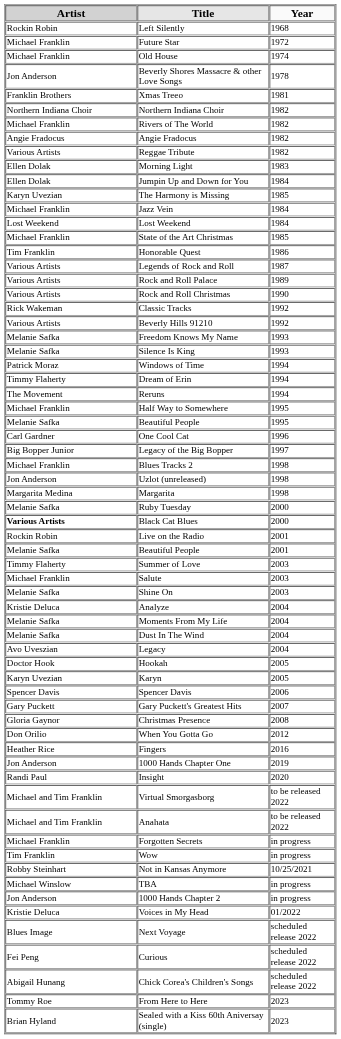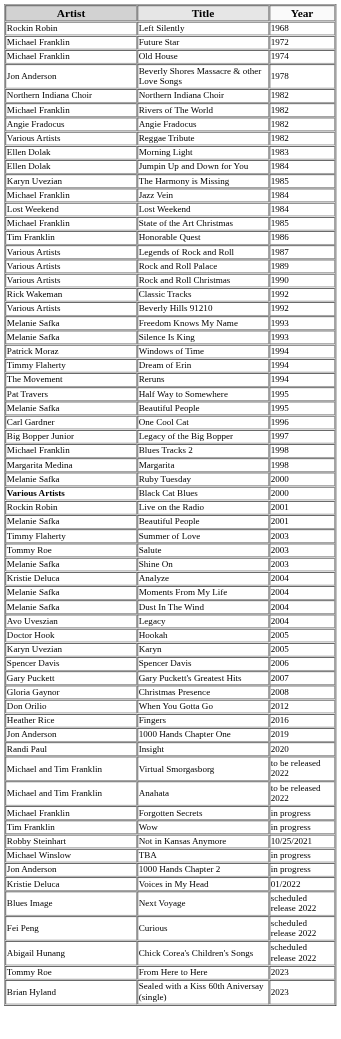- row: (161, 96)
(38, 408) Michael Franklin -> (27, 394) Pat Travers
- row: (172, 479)
(38, 578) Michael Franklin -> (29, 550) Tommy Roe
